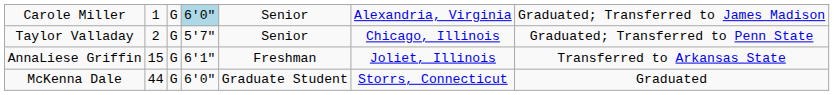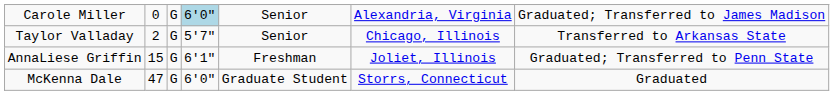(156, 15) 1 -> (156, 15) 0
(672, 37) Graduated; Transferred to Penn State -> (672, 37) Transferred to Arkansas State
(672, 58) Transferred to Arkansas State -> (672, 58) Graduated; Transferred to Penn State
(156, 79) 44 -> (156, 79) 47
